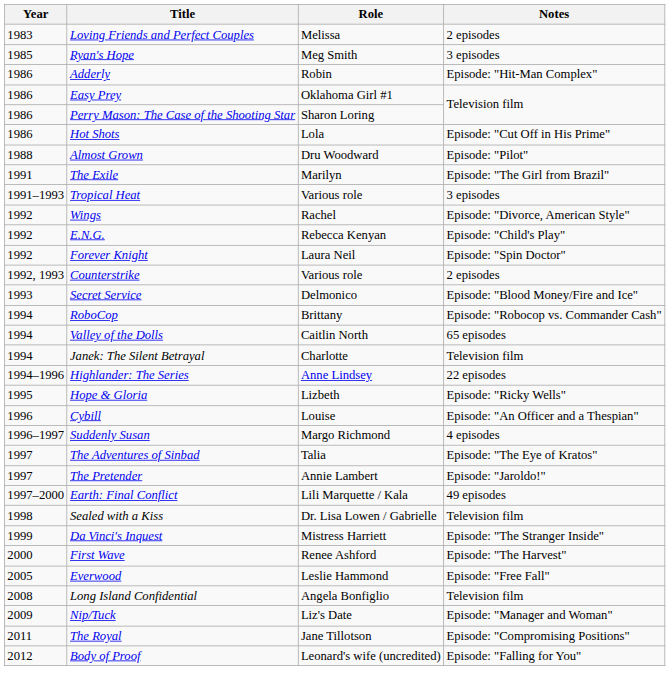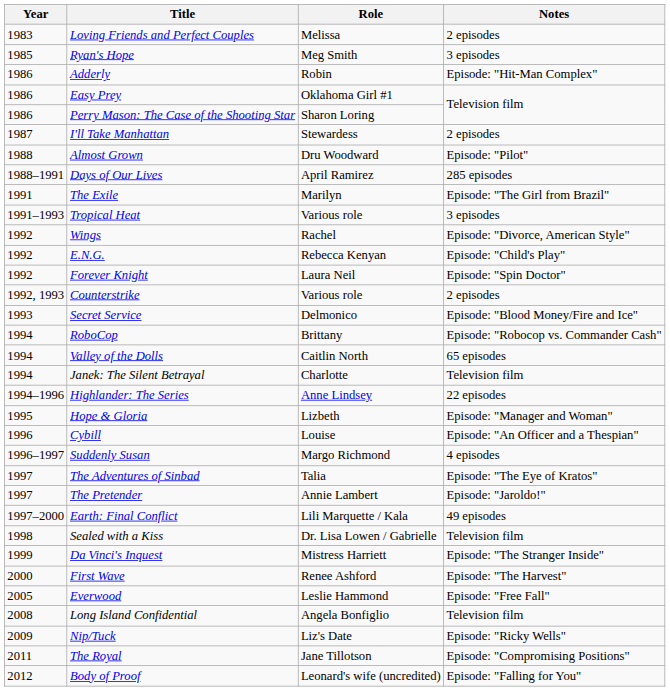- row: (95, 134)
+ row: (120, 134)
+ row: (116, 174)
(506, 395) Episode: "Ricky Wells" -> (530, 415) Episode: "Manager and Woman"
(530, 615) Episode: "Manager and Woman" -> (506, 635) Episode: "Ricky Wells"
